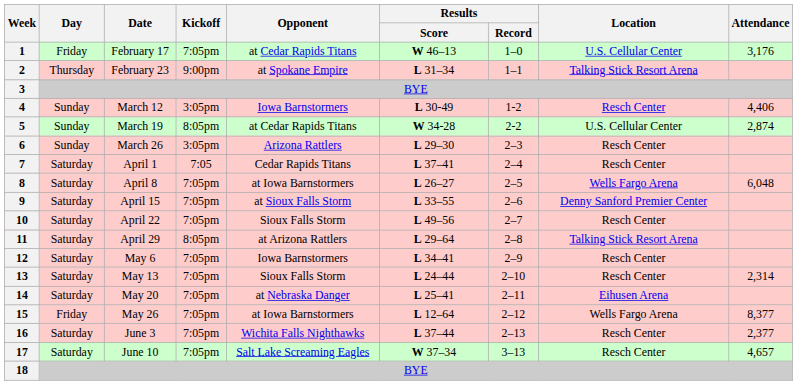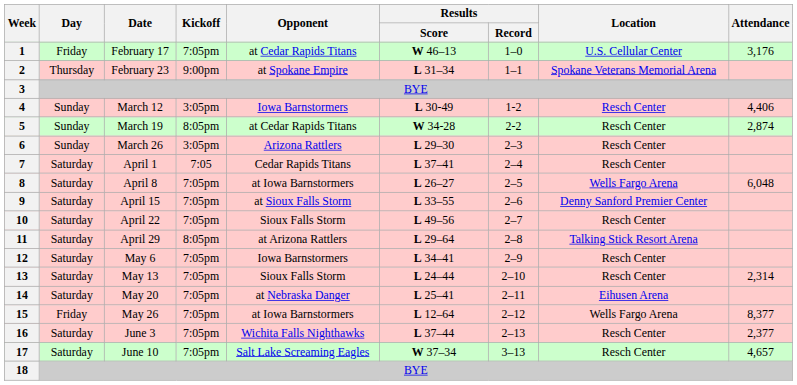(634, 70) Talking Stick Resort Arena -> (634, 70) Spokane Veterans Memorial Arena
(634, 126) U.S. Cellular Center -> (634, 126) Resch Center
